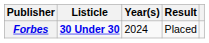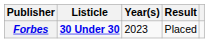(136, 29) 2024 -> (136, 29) 2023
